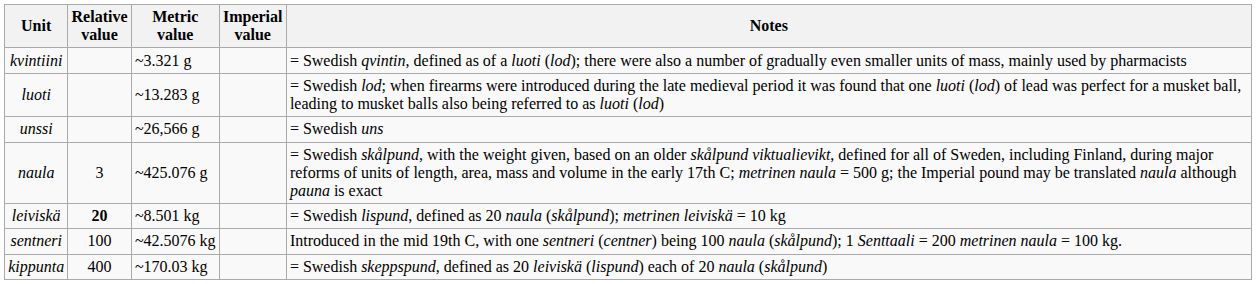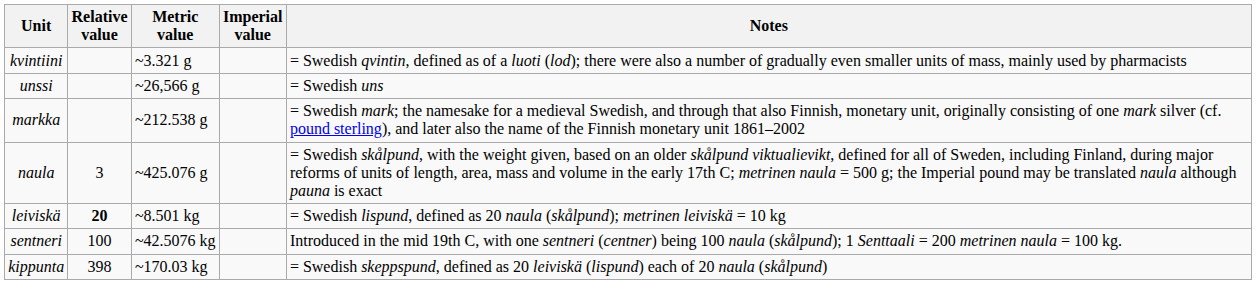- row: (36, 94)
+ row: (36, 120)
(100, 266) 400 -> (100, 266) 398
